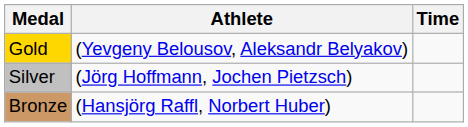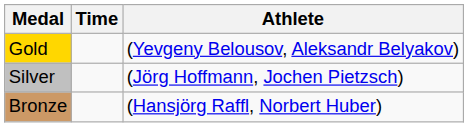columns swapped: (242, 19) <-> (438, 19)
